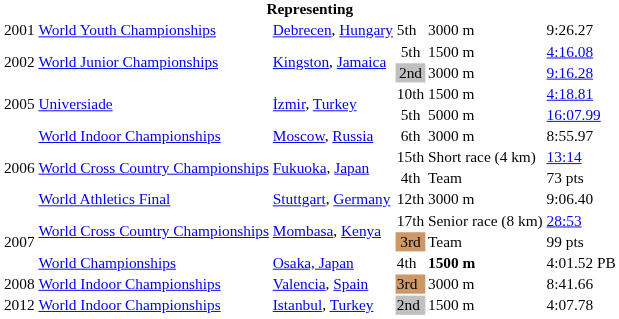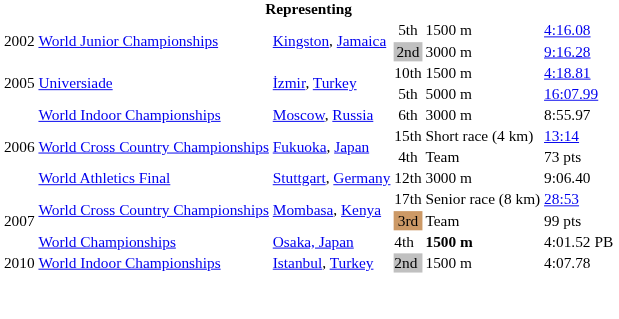- row: (333, 30)
- row: (321, 284)
(19, 305) 2012 -> (19, 262) 2010
